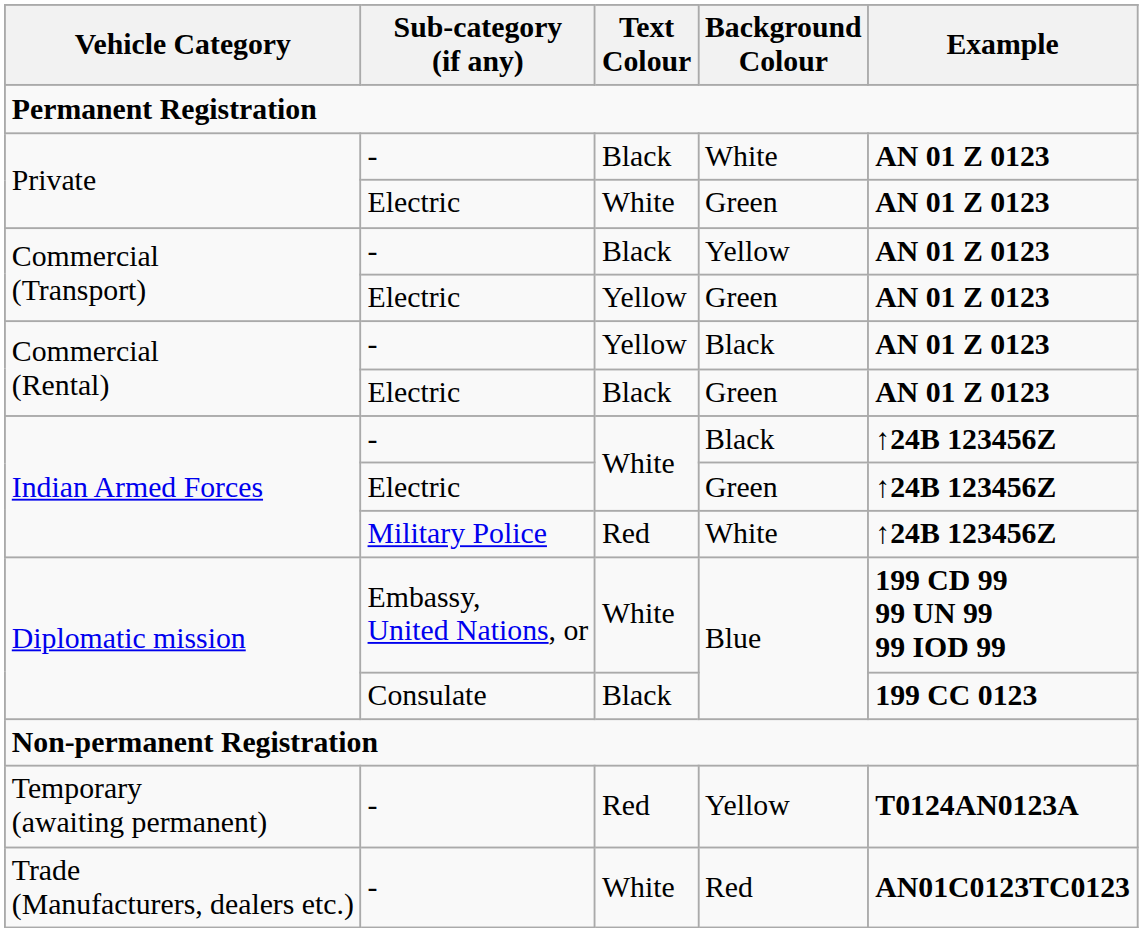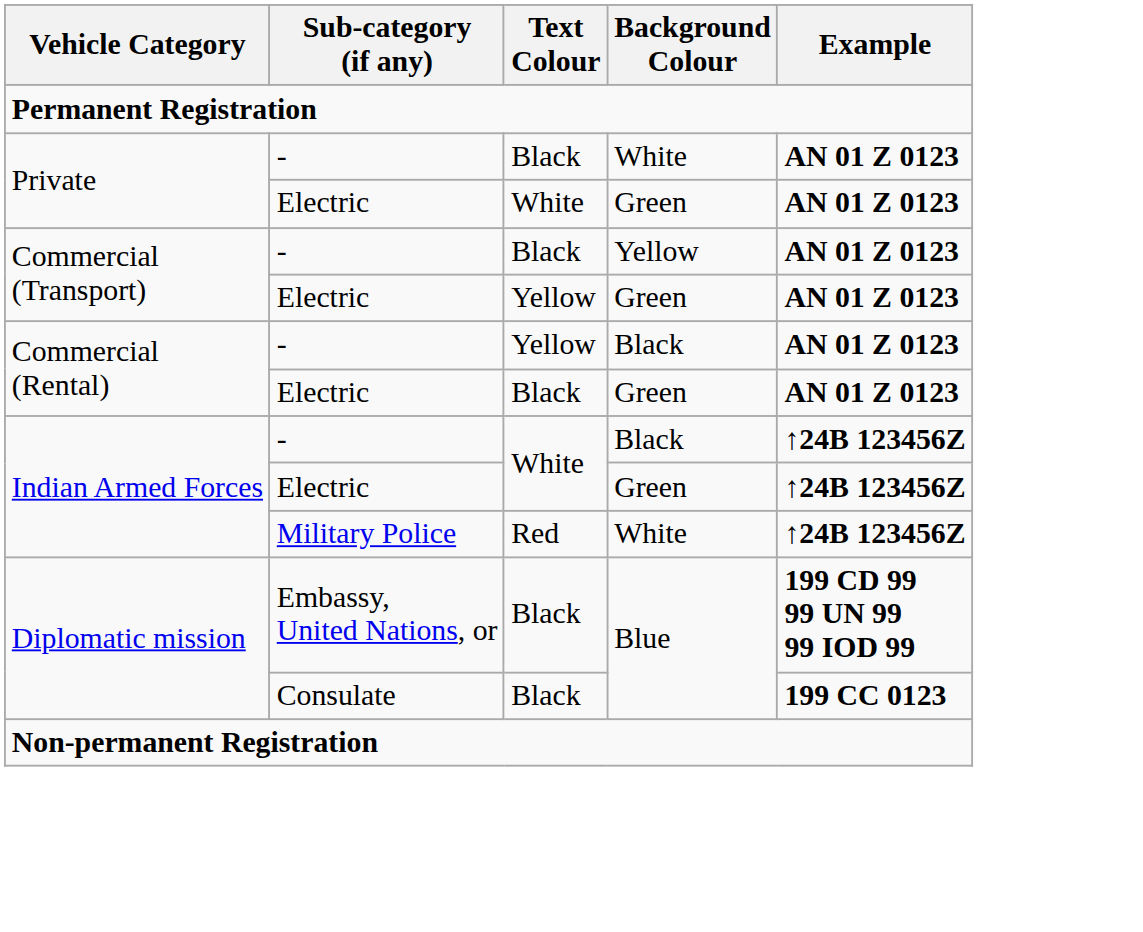(638, 614) White -> (546, 614) Black
- row: (139, 806)
- row: (183, 886)
